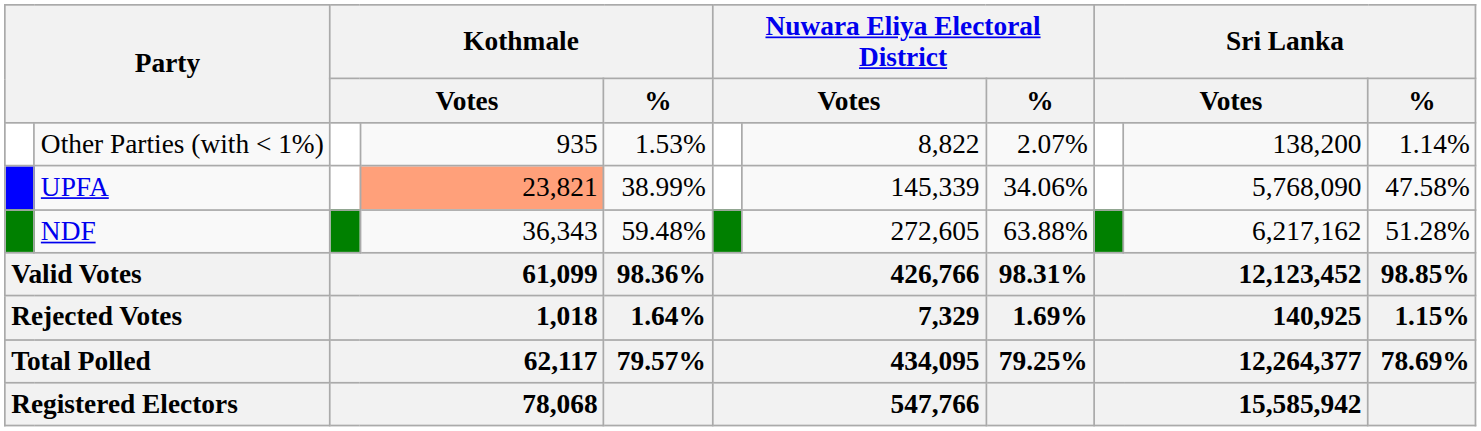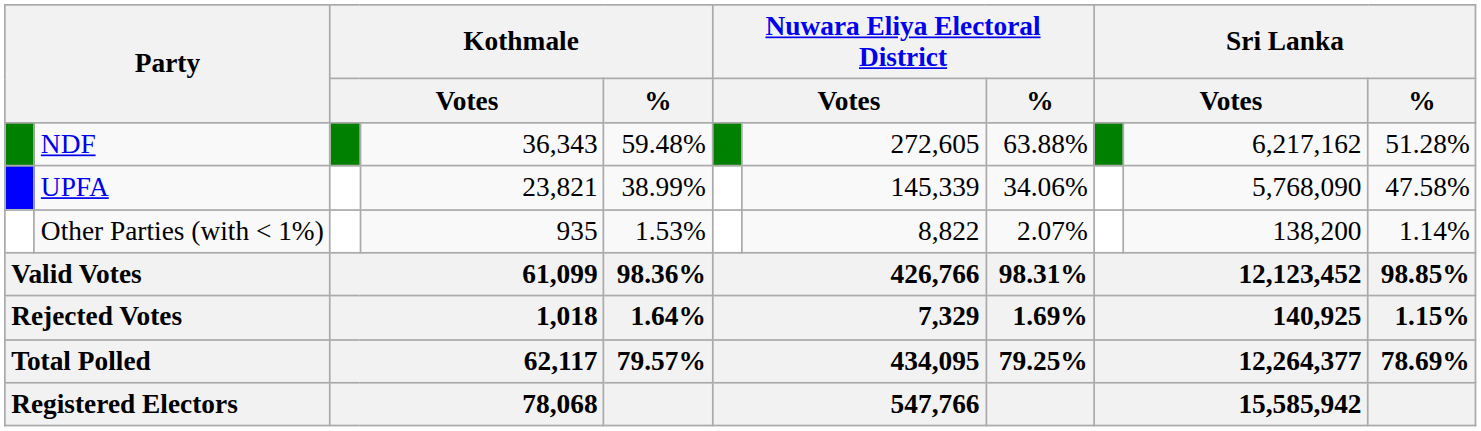rows swapped: (68, 230) <-> (182, 143)
(560, 187) lightsalmon background -> (560, 187) no background
